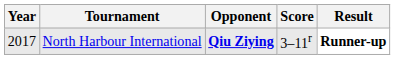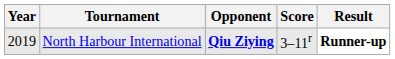(22, 41) 2017 -> (22, 41) 2019
